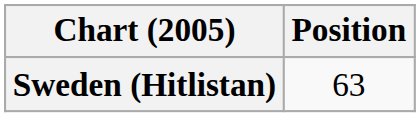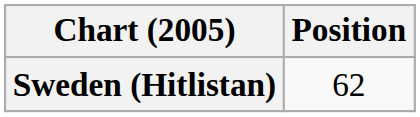(349, 83) 63 -> (349, 83) 62
